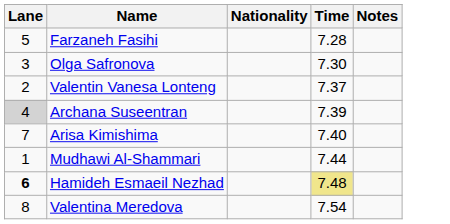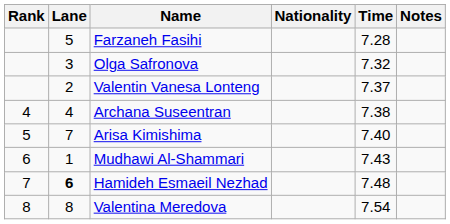+ column: (26, 16)
(332, 64) 7.30 -> (376, 64) 7.32
(25, 111) lightgrey background -> (69, 111) no background
(332, 111) 7.39 -> (376, 111) 7.38
(332, 159) 7.44 -> (376, 159) 7.43
(332, 183) khaki background -> (376, 183) no background
